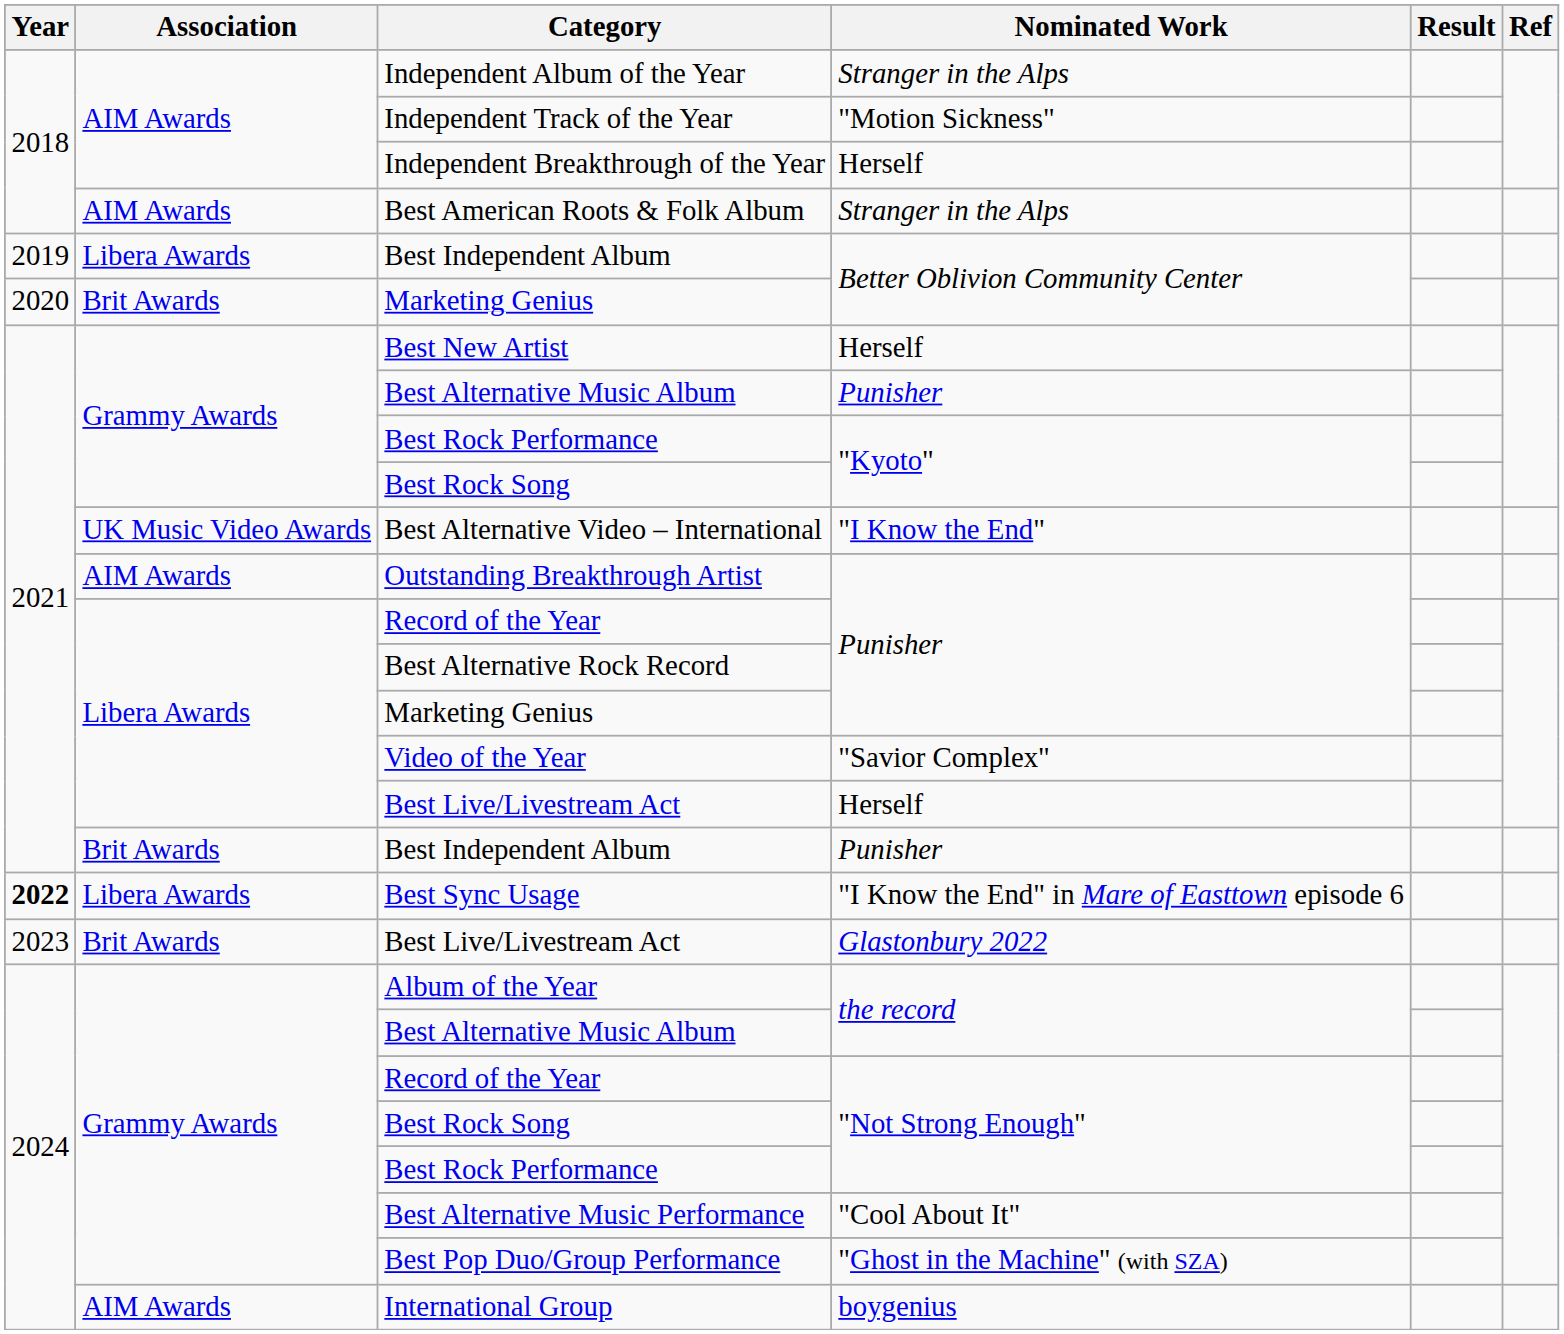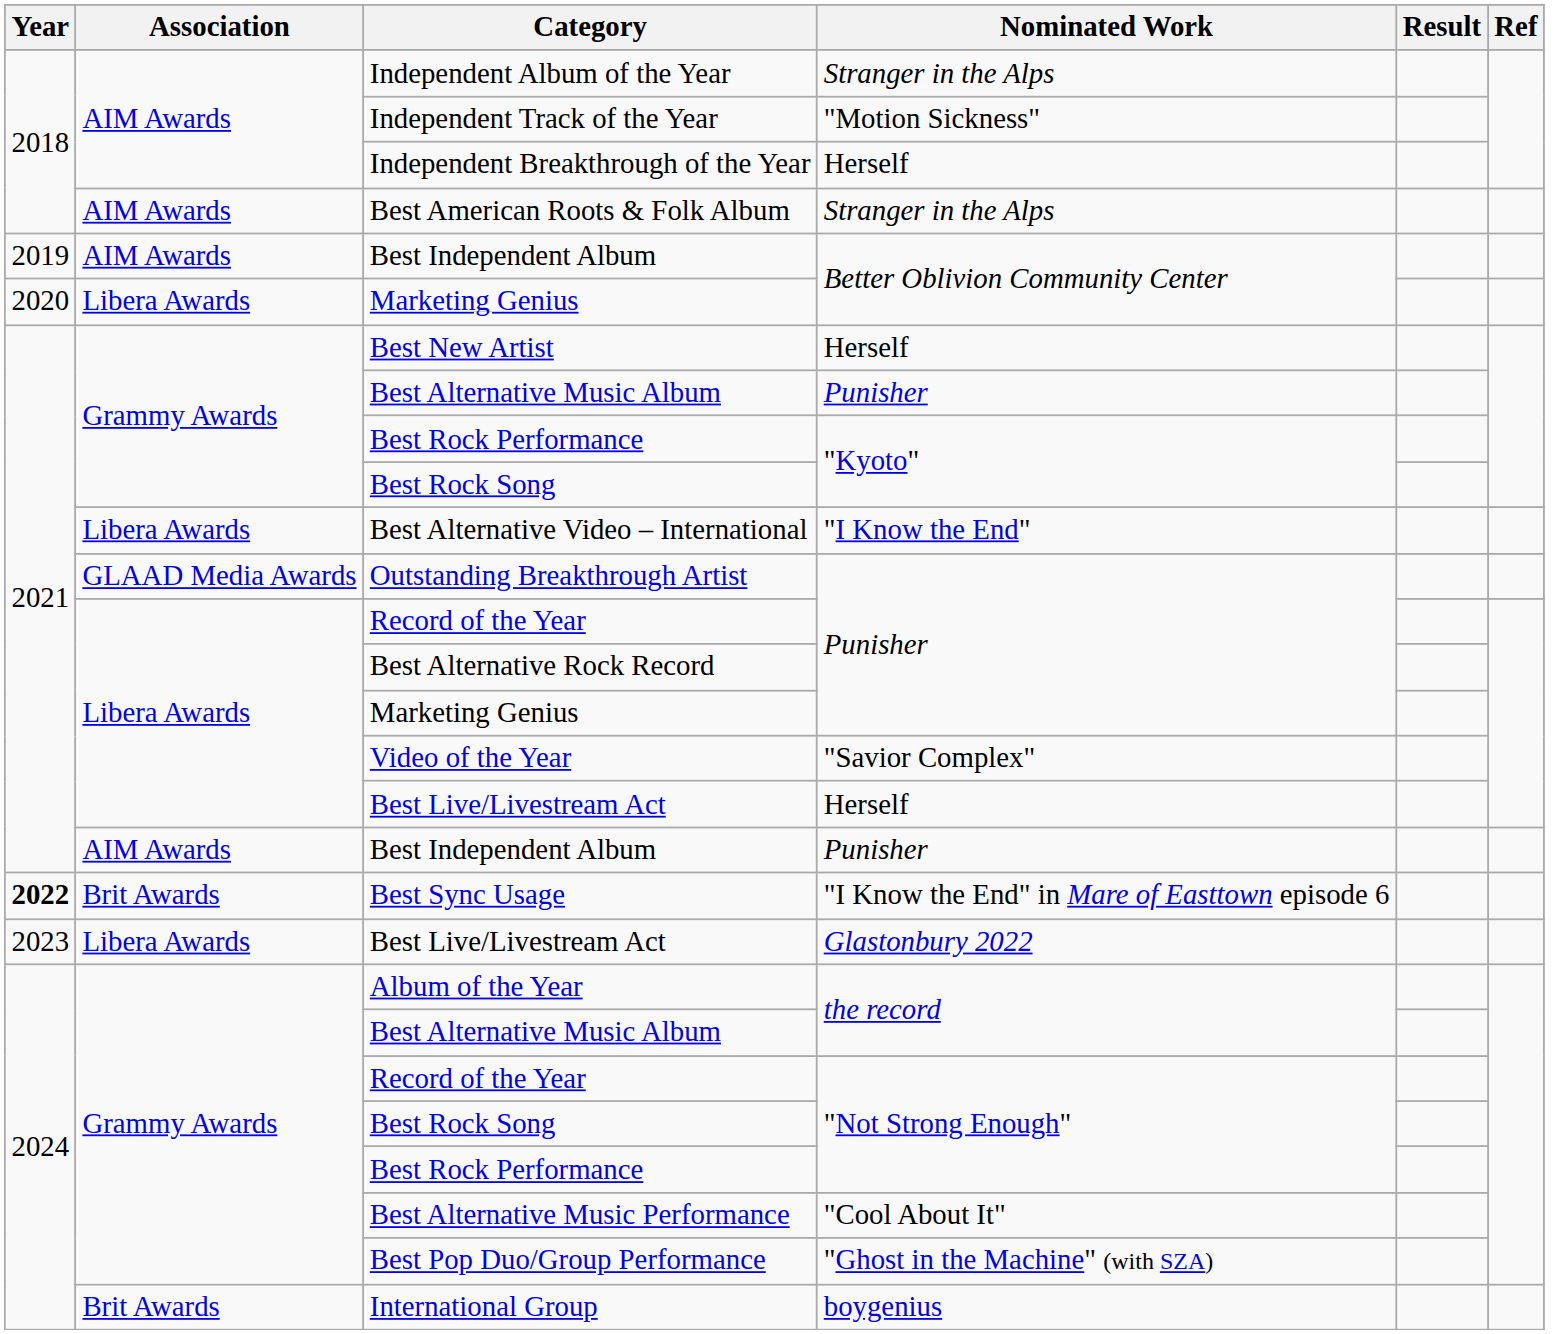(166, 255) Libera Awards -> (157, 255) AIM Awards
(151, 301) Brit Awards -> (166, 301) Libera Awards
(227, 529) UK Music Video Awards -> (166, 529) Libera Awards
(157, 575) AIM Awards -> (219, 575) GLAAD Media Awards
(151, 849) Brit Awards -> (157, 849) AIM Awards
(166, 895) Libera Awards -> (151, 895) Brit Awards
(151, 940) Brit Awards -> (166, 940) Libera Awards
(157, 1306) AIM Awards -> (151, 1306) Brit Awards
